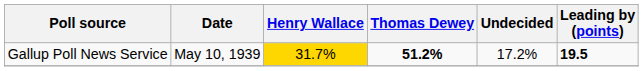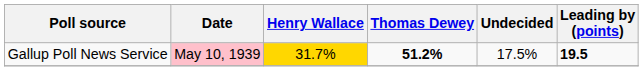(217, 54) no background -> (217, 54) pink background
(517, 54) 17.2% -> (517, 54) 17.5%
